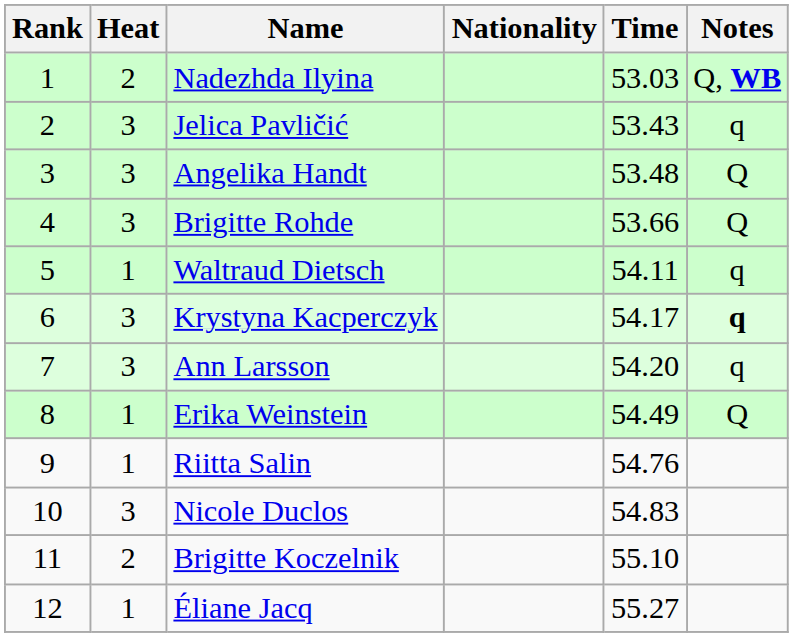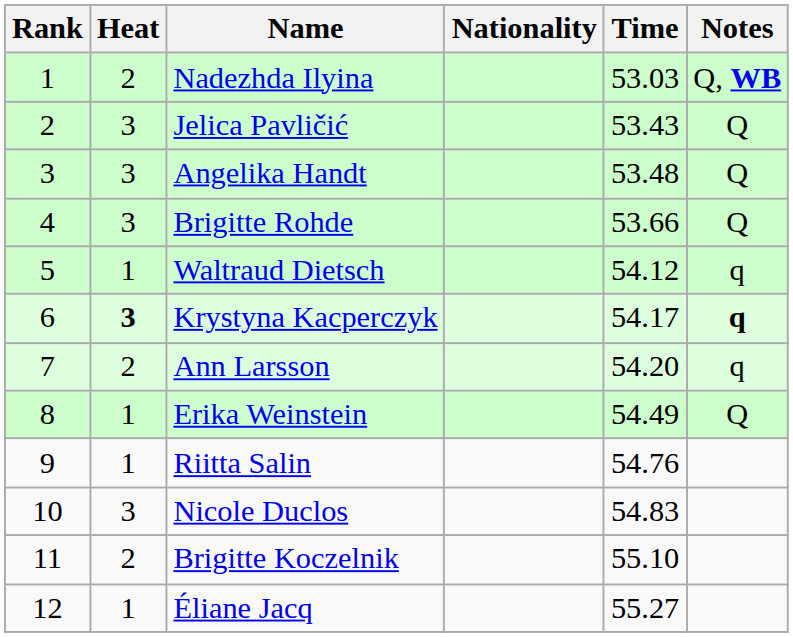(737, 125) q -> (737, 125) Q
(645, 269) 54.11 -> (645, 269) 54.12
(128, 317) normal -> (128, 317) bold
(128, 366) 3 -> (128, 366) 2
